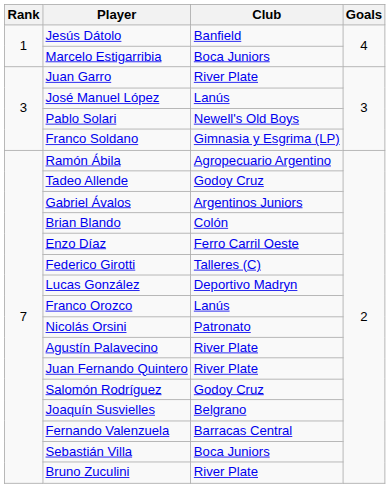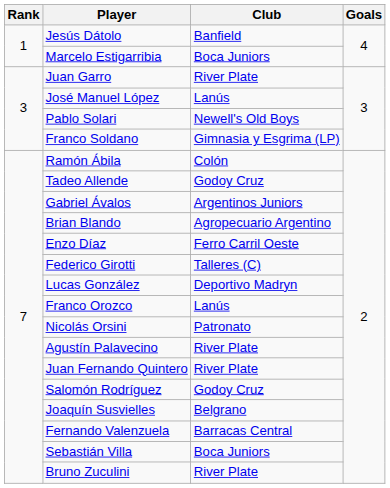(262, 160) Agropecuario Argentino -> (211, 160) Colón
(211, 222) Colón -> (262, 222) Agropecuario Argentino
